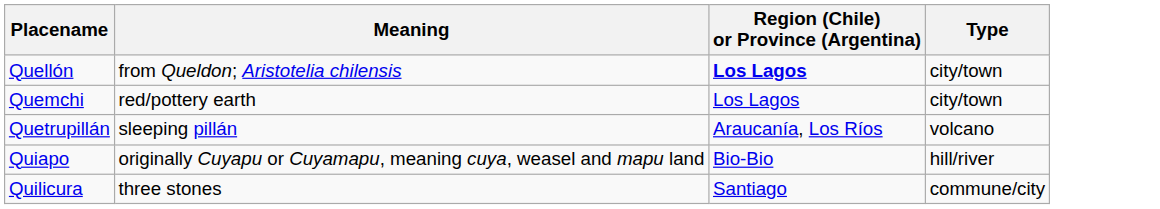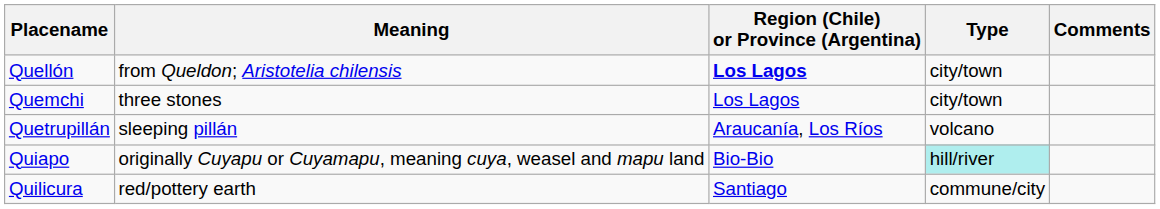+ column: (1102, 29)
(187, 99) red/pottery earth -> (170, 99) three stones
(962, 159) no background -> (962, 159) paleturquoise background
(170, 188) three stones -> (187, 188) red/pottery earth
